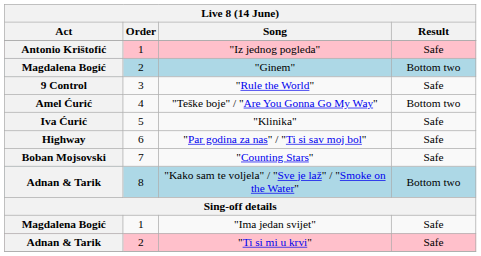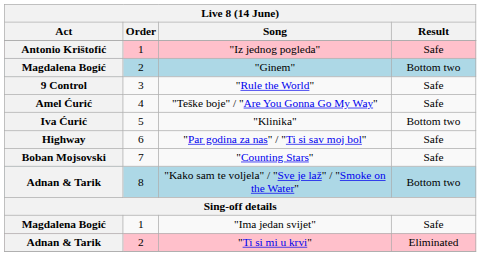(434, 103) Bottom two -> (434, 103) Safe
(434, 121) Safe -> (434, 121) Bottom two
(434, 242) Safe -> (434, 242) Eliminated
